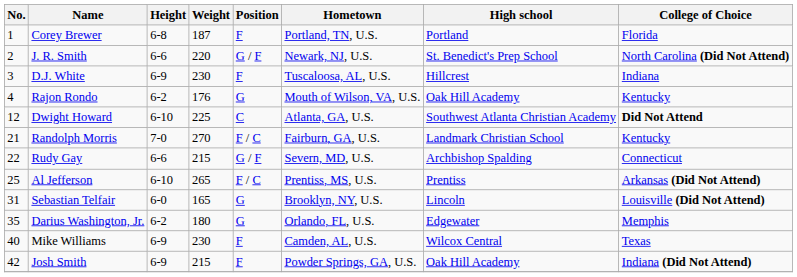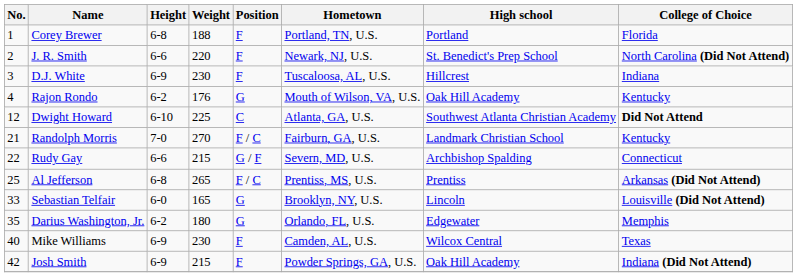(201, 35) 187 -> (201, 35) 188
(249, 56) G / F -> (239, 56) F
(162, 179) 6-10 -> (158, 179) 6-8
(14, 199) 31 -> (14, 199) 33
